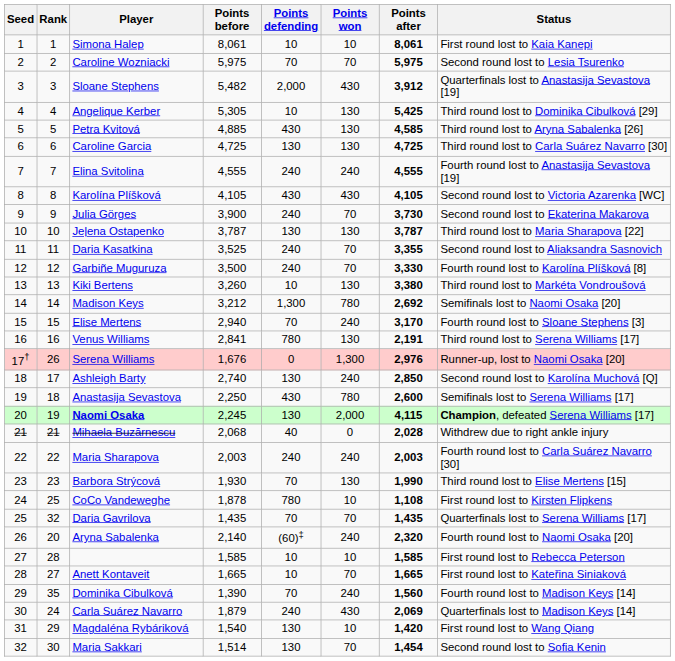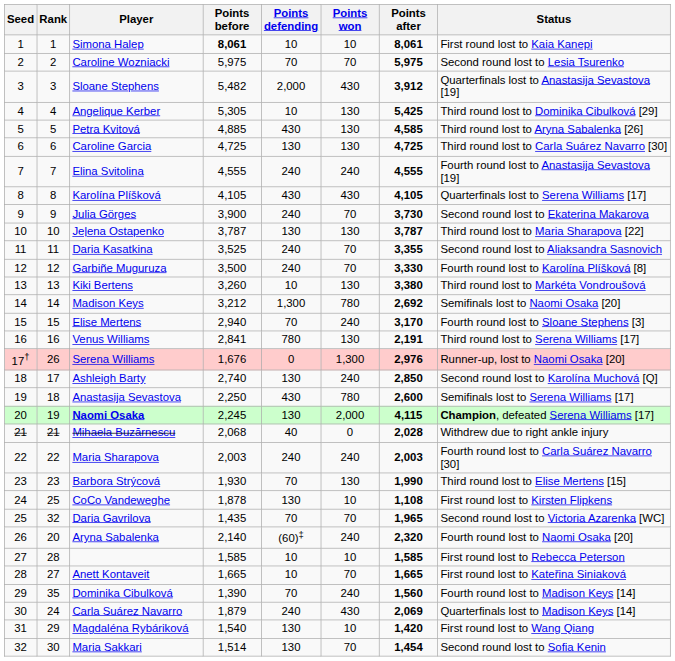(232, 44) normal -> (232, 44) bold
(552, 195) Second round lost to Victoria Azarenka [WC] -> (543, 195) Quarterfinals lost to Serena Williams [17]
(291, 500) 780 -> (291, 500) 130
(409, 518) 1,435 -> (409, 518) 1,965
(543, 518) Quarterfinals lost to Serena Williams [17] -> (552, 518) Second round lost to Victoria Azarenka [WC]
